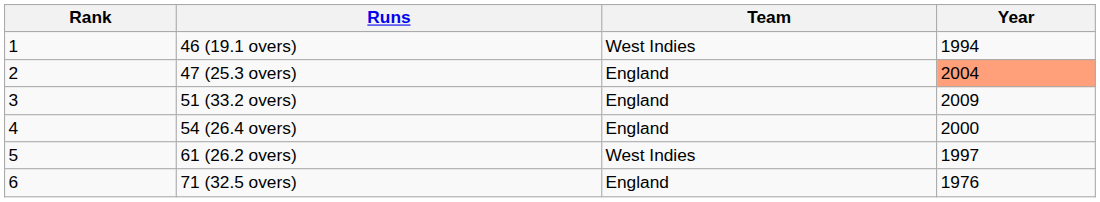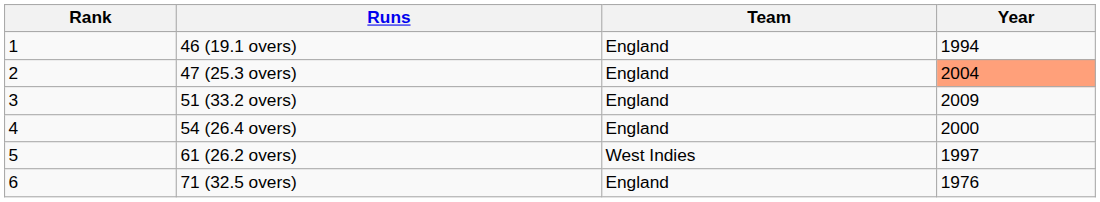(650, 45) West Indies -> (637, 45) England
